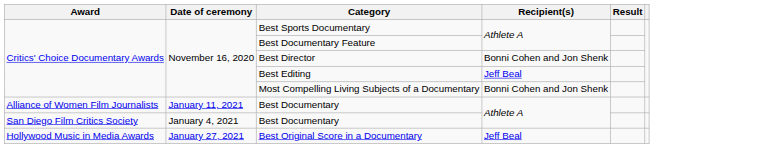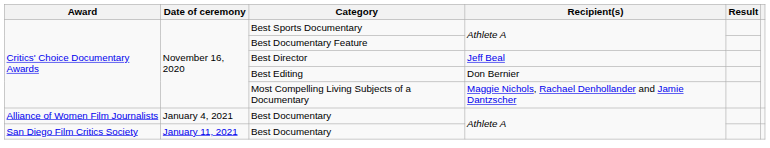(546, 58) Bonni Cohen and Jon Shenk -> (486, 58) Jeff Beal
(503, 74) Jeff Beal -> (493, 74) Don Bernier
(546, 89) Bonni Cohen and Jon Shenk -> (575, 95) Maggie Nichols, Rachael Denhollander and Jamie Dantzscher
(206, 105) January 11, 2021 -> (198, 116) January 4, 2021
(203, 120) January 4, 2021 -> (200, 131) January 11, 2021
- row: (80, 136)
